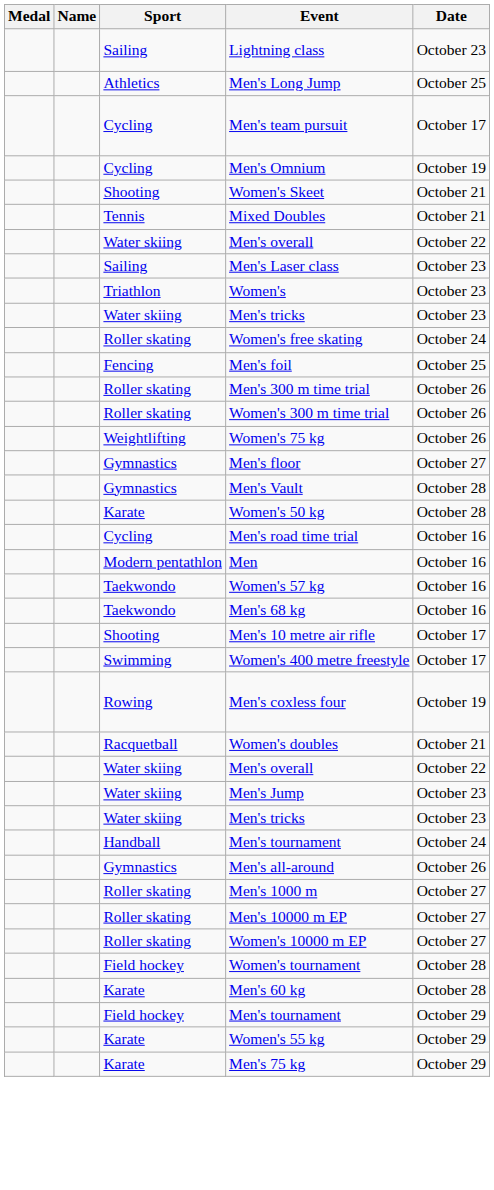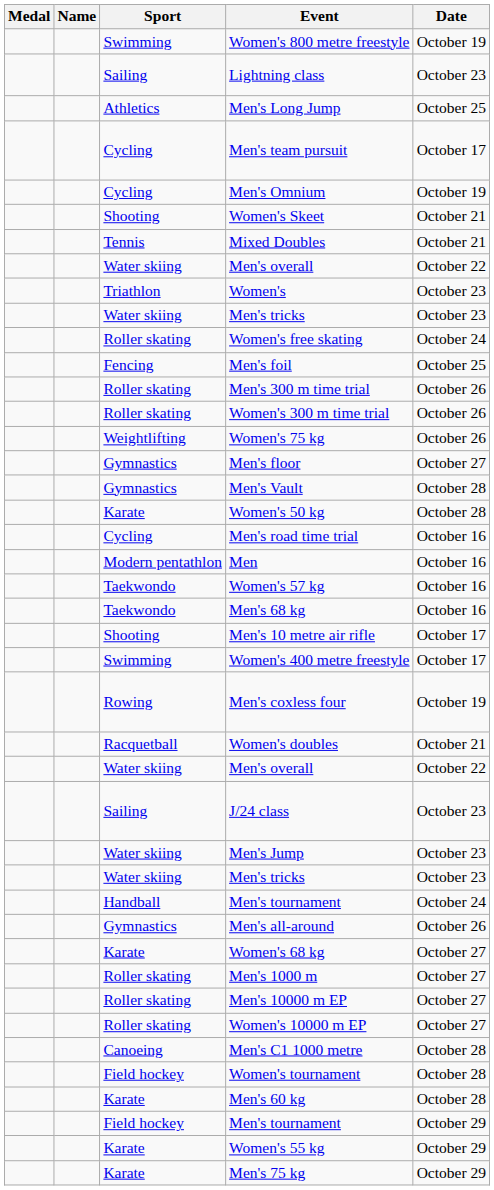+ row: (137, 41)
- row: (125, 266)
+ row: (125, 810)
+ row: (124, 951)
+ row: (133, 1049)
